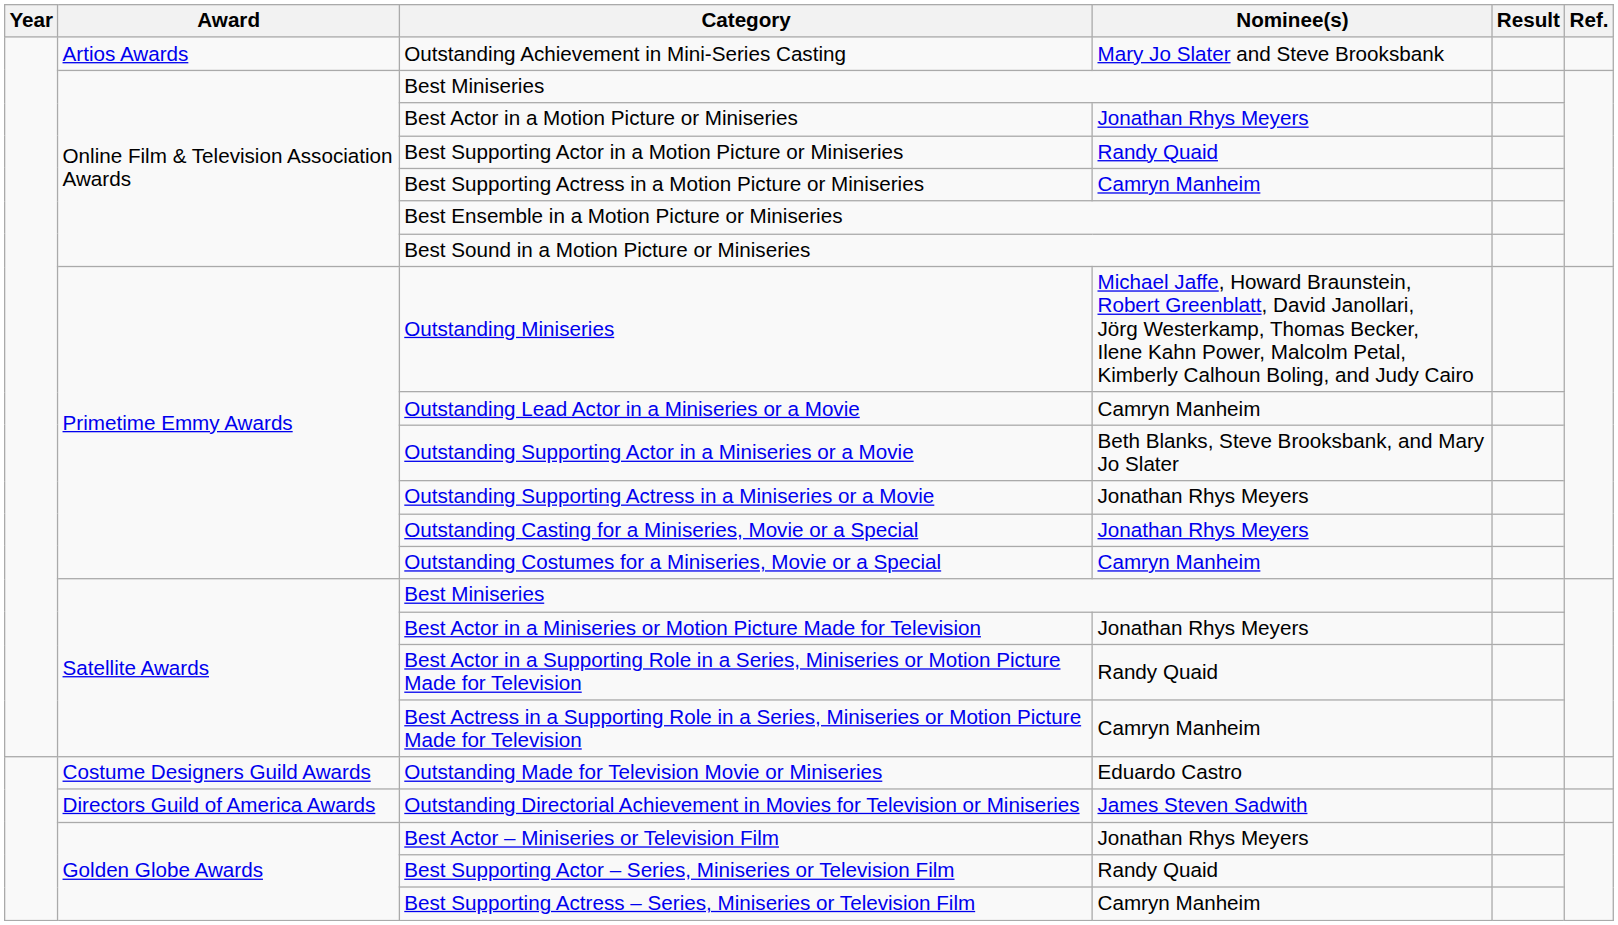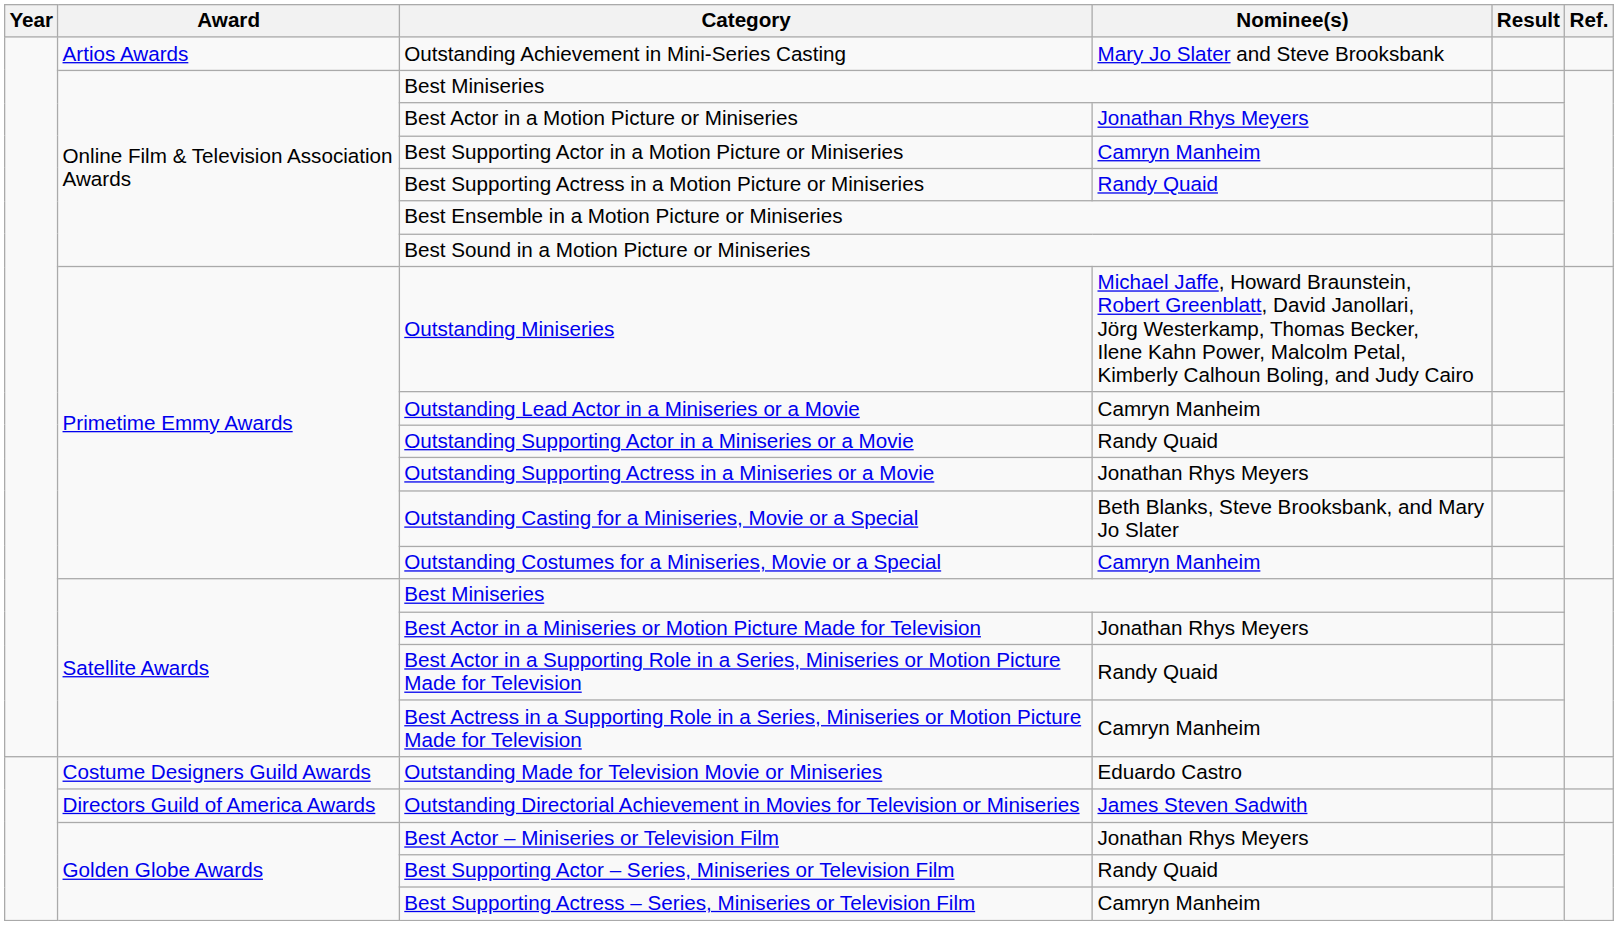(1158, 151) Randy Quaid -> (1179, 151) Camryn Manheim
(1179, 184) Camryn Manheim -> (1158, 184) Randy Quaid
(1291, 452) Beth Blanks, Steve Brooksbank, and Mary Jo Slater -> (1158, 441) Randy Quaid
(1203, 529) Jonathan Rhys Meyers -> (1291, 518) Beth Blanks, Steve Brooksbank, and Mary Jo Slater
